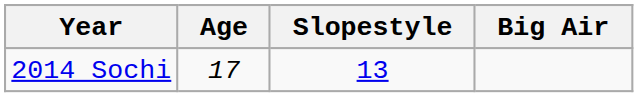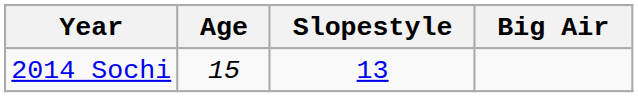(224, 70) 17 -> (224, 70) 15
